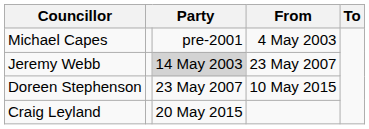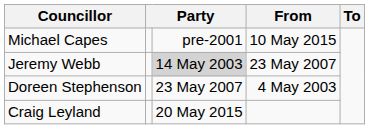(297, 40) 4 May 2003 -> (293, 40) 10 May 2015
(293, 87) 10 May 2015 -> (297, 87) 4 May 2003
